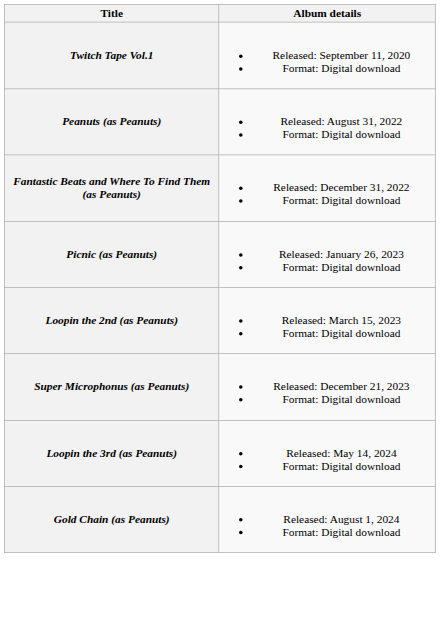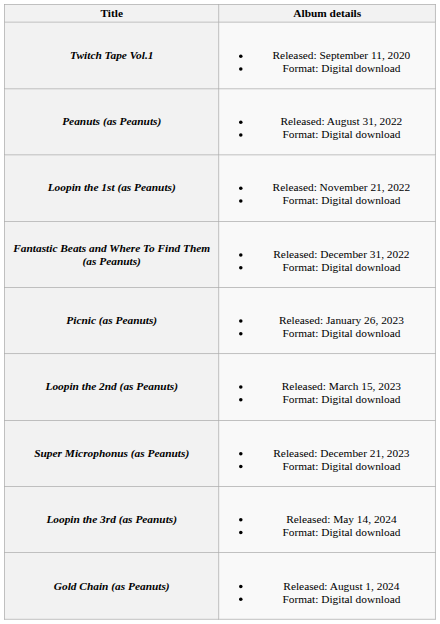+ row: (112, 188)
